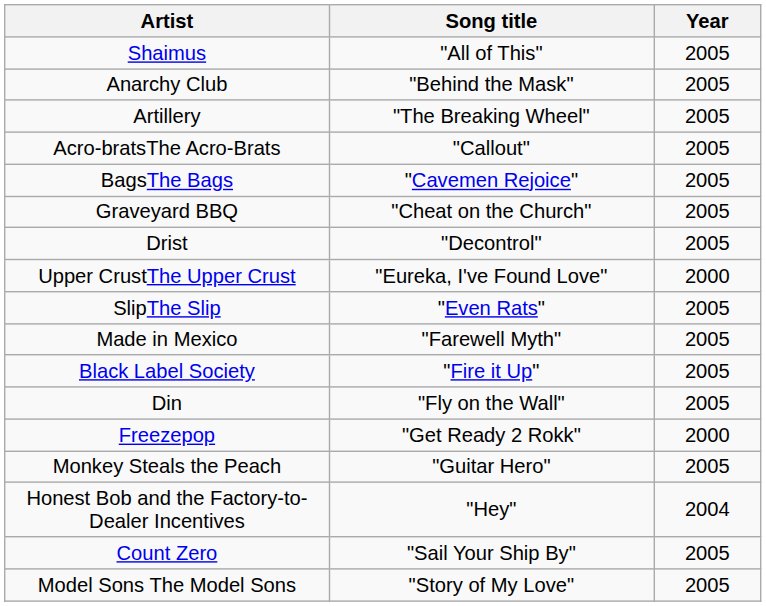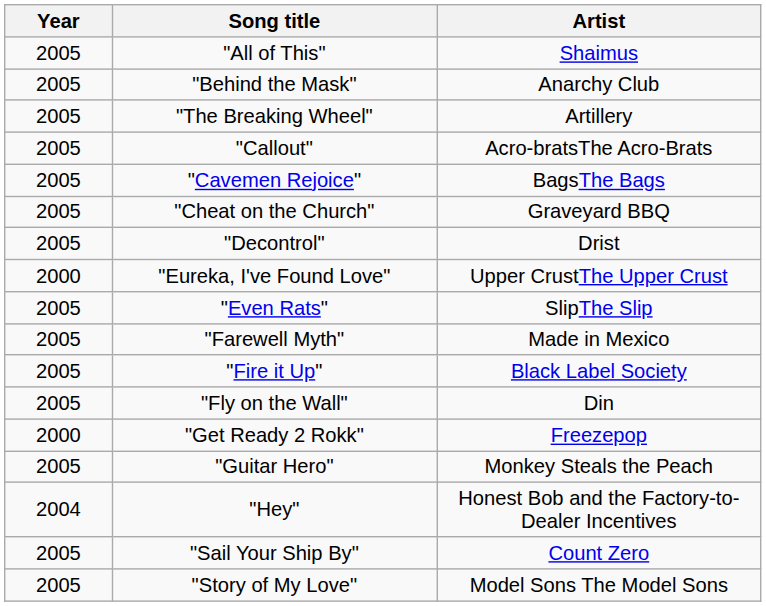columns swapped: (707, 21) <-> (167, 21)
